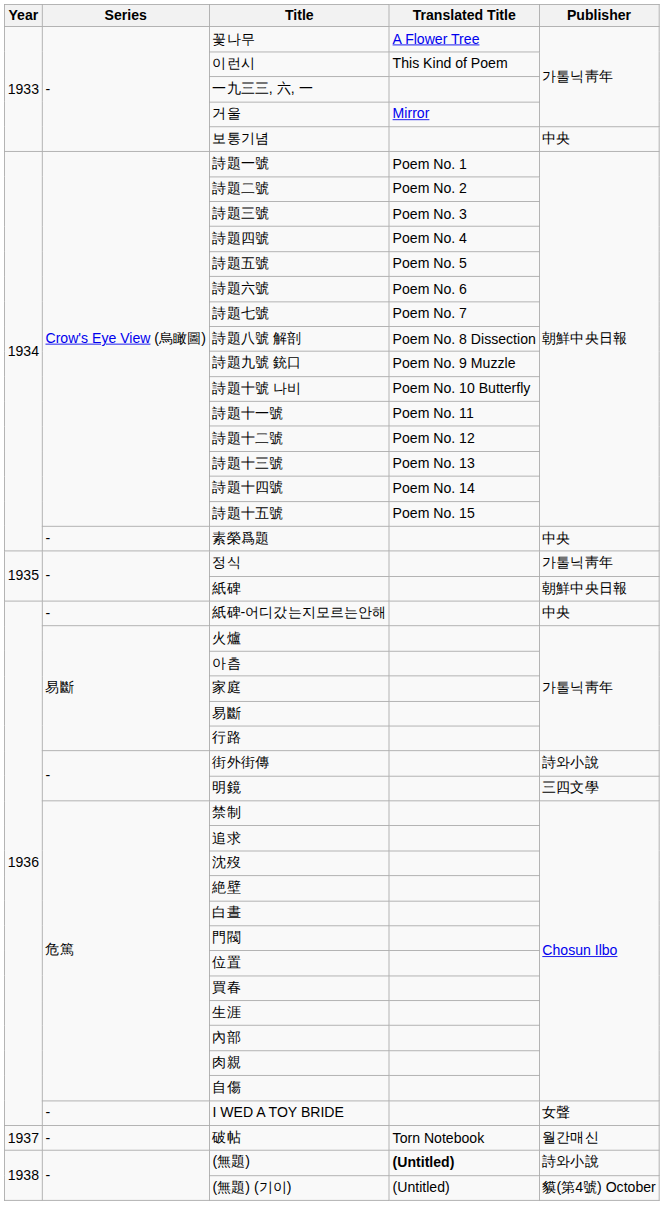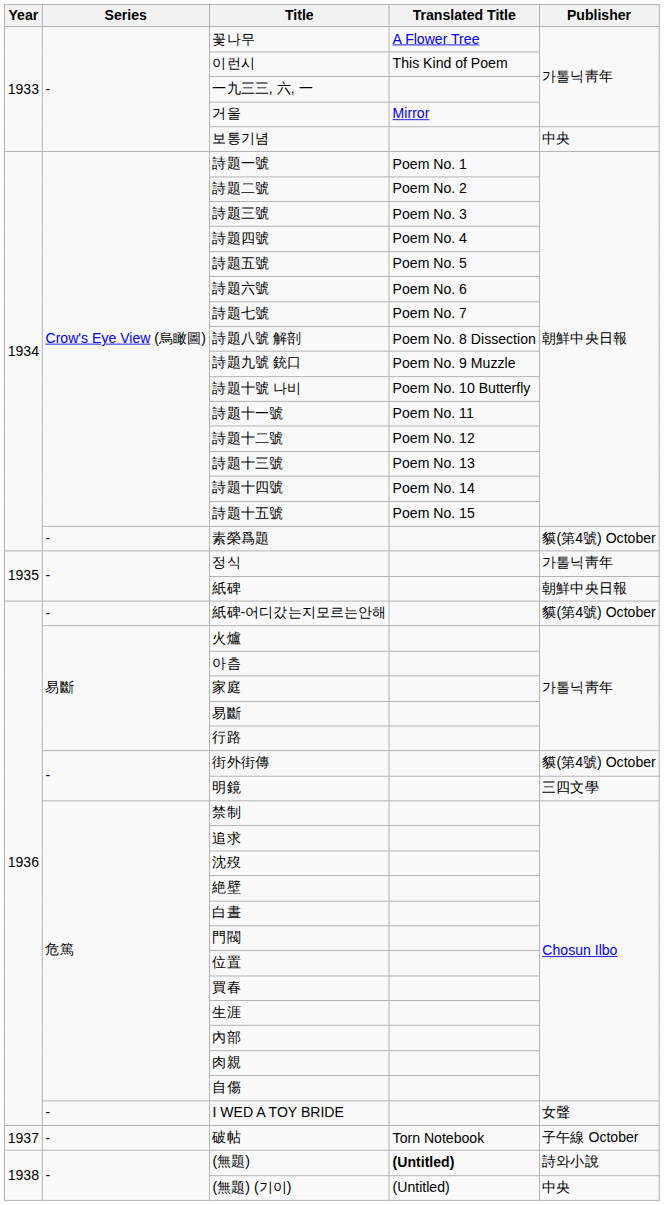(556, 538) 中央 -> (599, 538) 貘(第4號) October
(556, 613) 中央 -> (599, 613) 貘(第4號) October
(570, 763) 詩와小說 -> (599, 763) 貘(第4號) October
(570, 1137) 월간매신 -> (590, 1137) 子午線 October
(599, 1187) 貘(第4號) October -> (556, 1187) 中央
